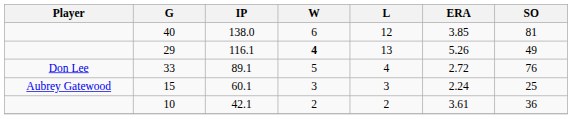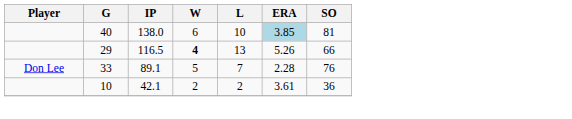(386, 31) 12 -> (240, 31) 10
(459, 31) no background -> (284, 31) lightblue background
(242, 50) 116.1 -> (151, 50) 116.5
(531, 50) 49 -> (329, 50) 66
(386, 68) 4 -> (240, 68) 7
(459, 68) 2.72 -> (284, 68) 2.28
- row: (169, 86)
